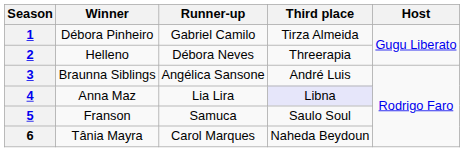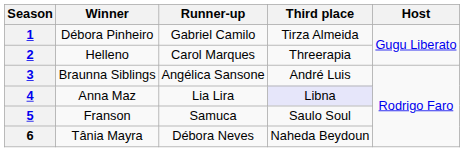(213, 55) Débora Neves -> (213, 55) Carol Marques
(213, 136) Carol Marques -> (213, 136) Débora Neves
